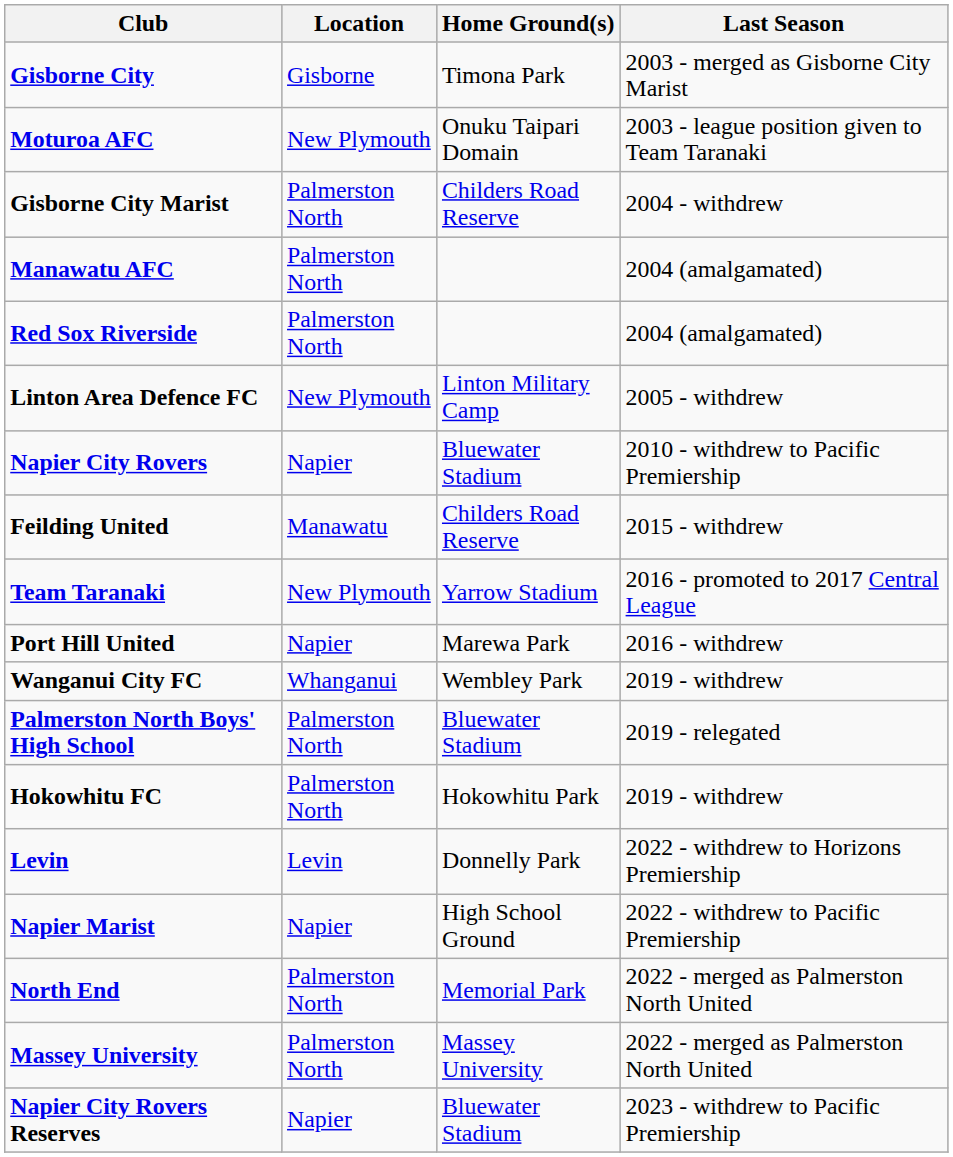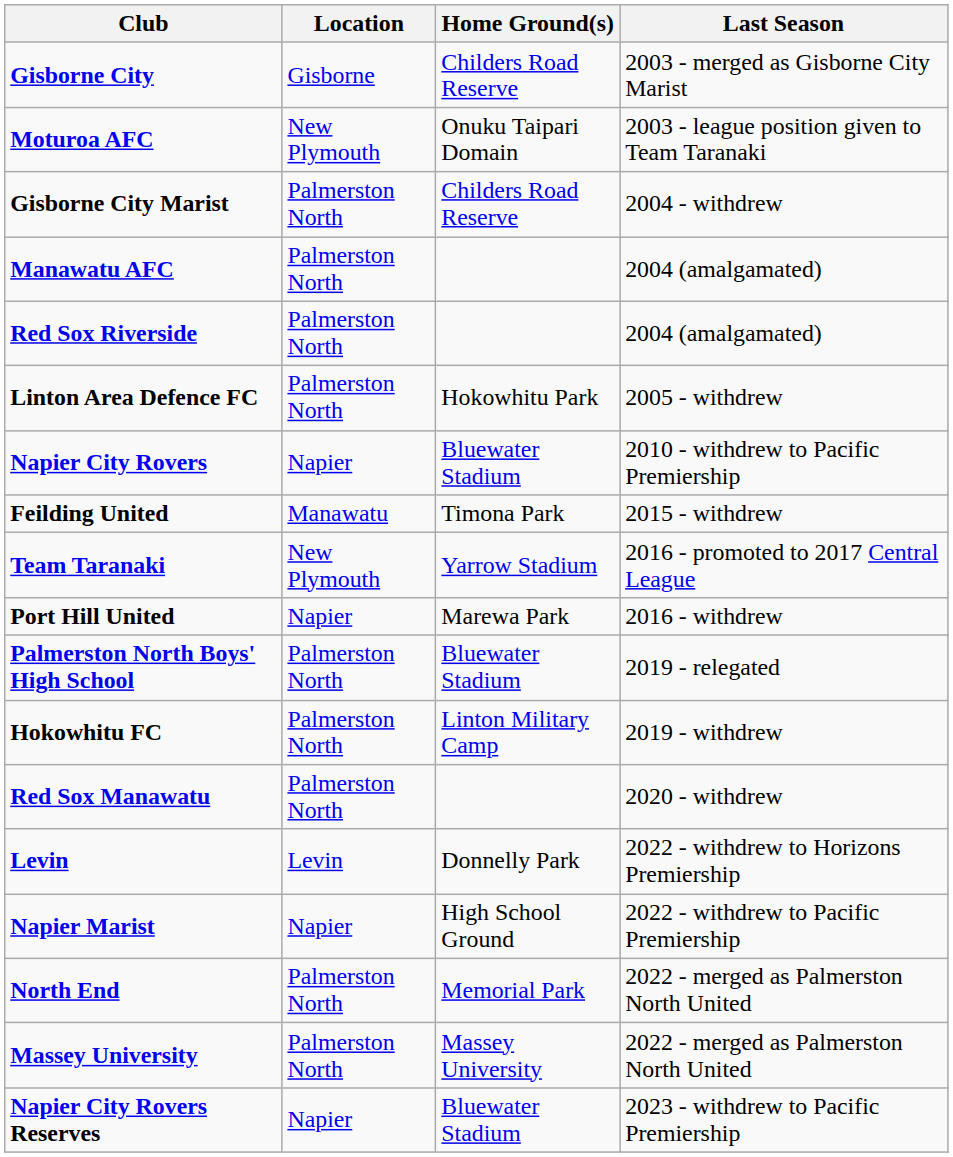(503, 74) Timona Park -> (510, 74) Childers Road Reserve
(359, 397) New Plymouth -> (341, 397) Palmerston North
(516, 397) Linton Military Camp -> (520, 397) Hokowhitu Park
(511, 527) Childers Road Reserve -> (503, 513) Timona Park
- row: (106, 680)
(520, 796) Hokowhitu Park -> (515, 731) Linton Military Camp
+ row: (110, 796)
